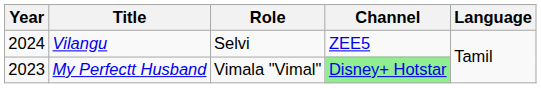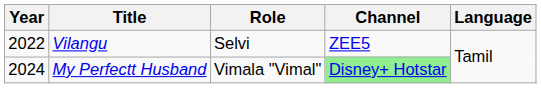(27, 43) 2024 -> (27, 43) 2022
(27, 69) 2023 -> (27, 69) 2024
